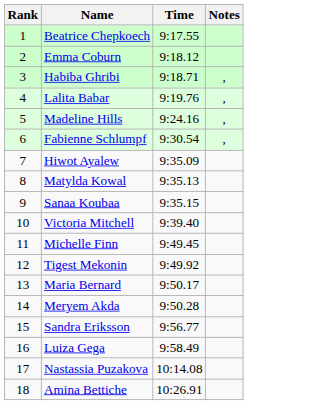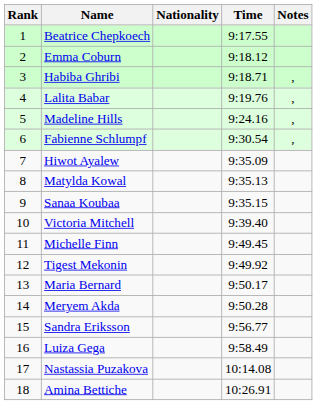+ column: (188, 14)
